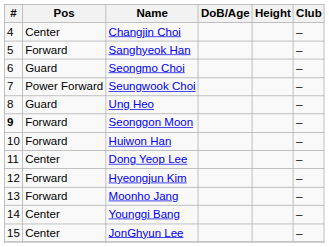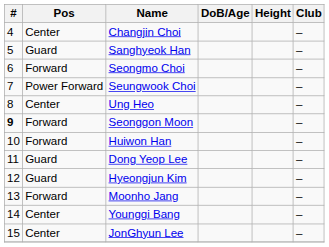(46, 50) Forward -> (41, 50) Guard
(41, 68) Guard -> (46, 68) Forward
(41, 104) Guard -> (42, 104) Center
(42, 159) Center -> (41, 159) Guard
(46, 178) Forward -> (41, 178) Guard
